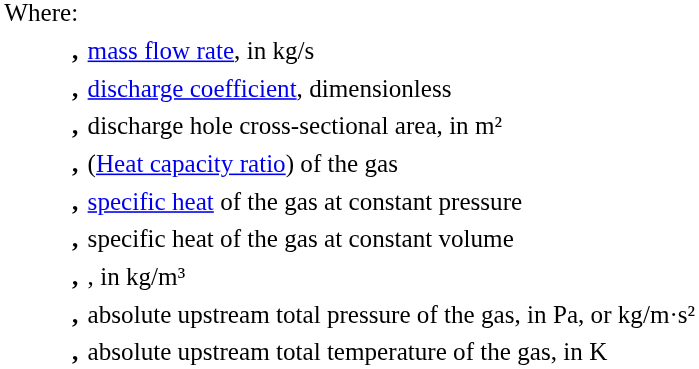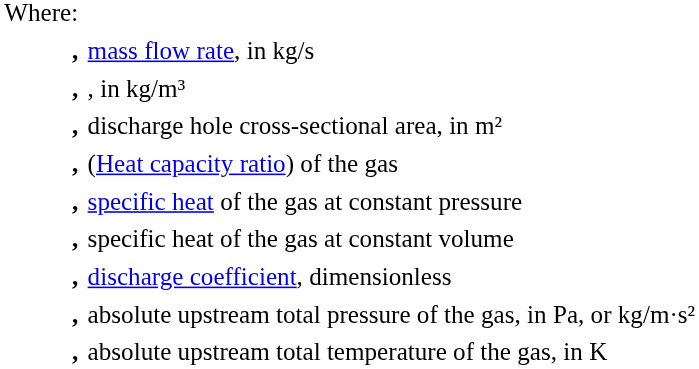rows swapped: (270, 88) <-> (136, 276)
